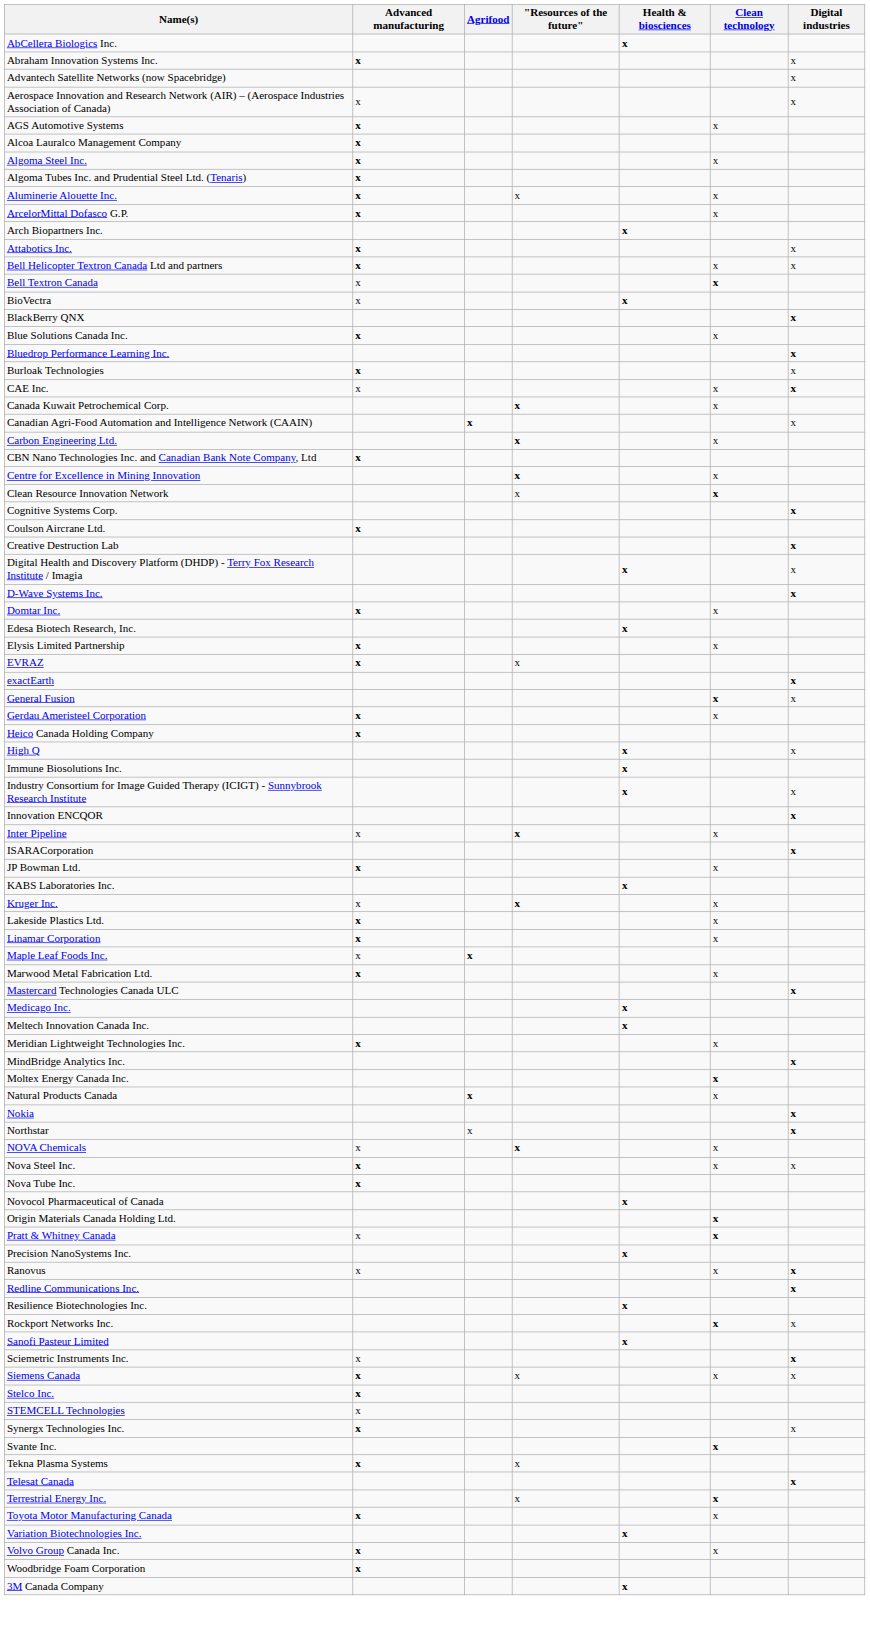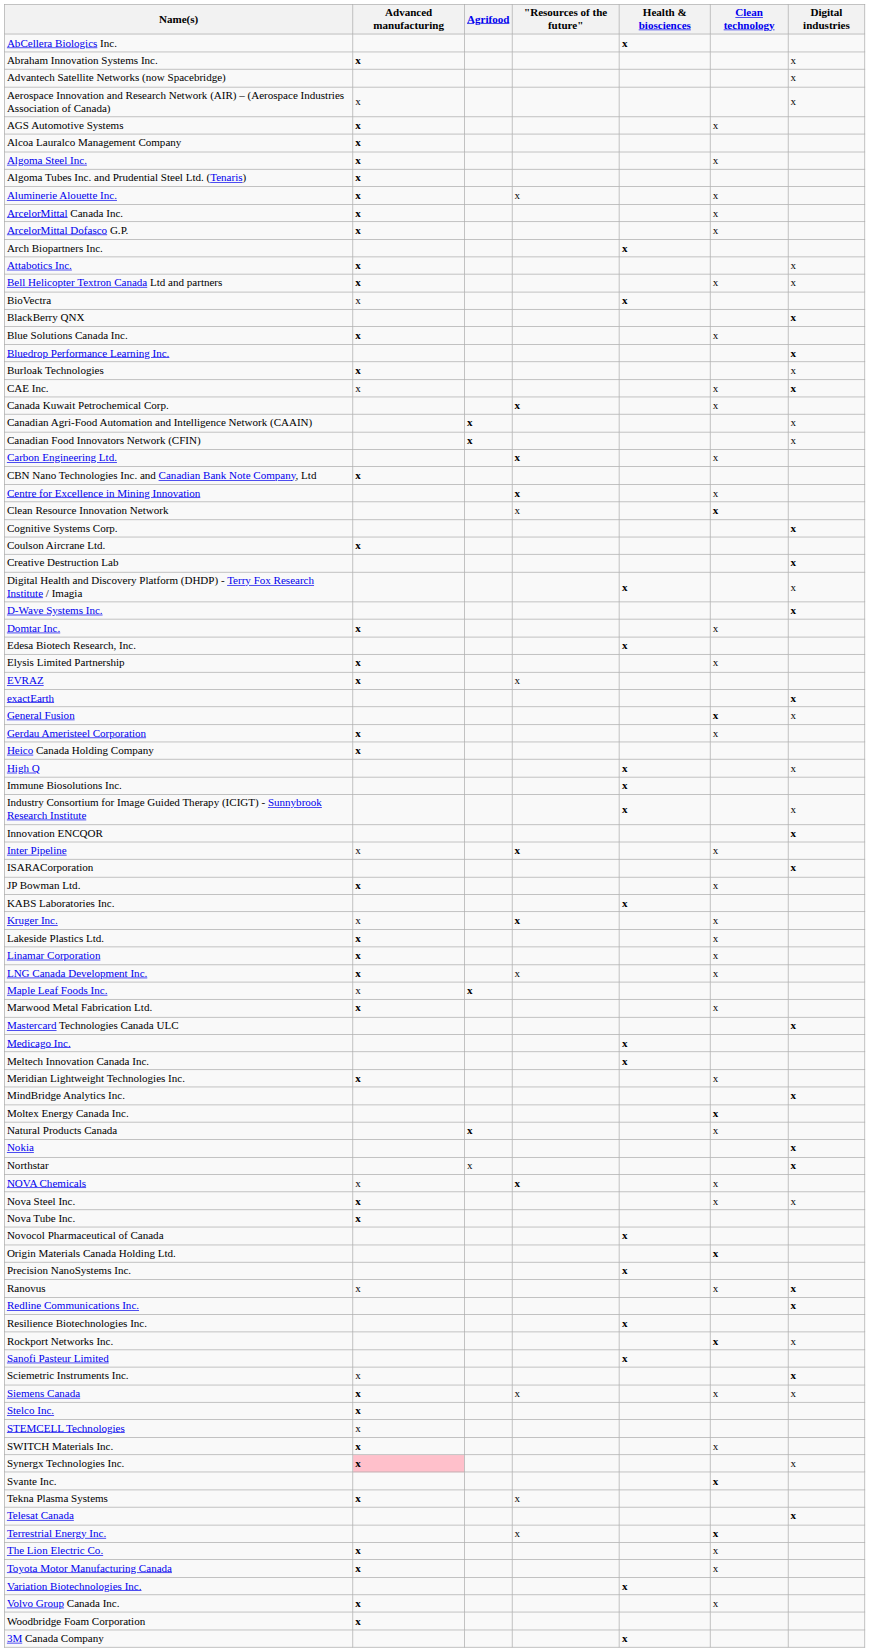+ row: (65, 213)
- row: (52, 283)
+ row: (104, 440)
+ row: (77, 973)
- row: (61, 1236)
+ row: (60, 1446)
(358, 1428) no background -> (358, 1463) pink background
+ row: (55, 1551)
